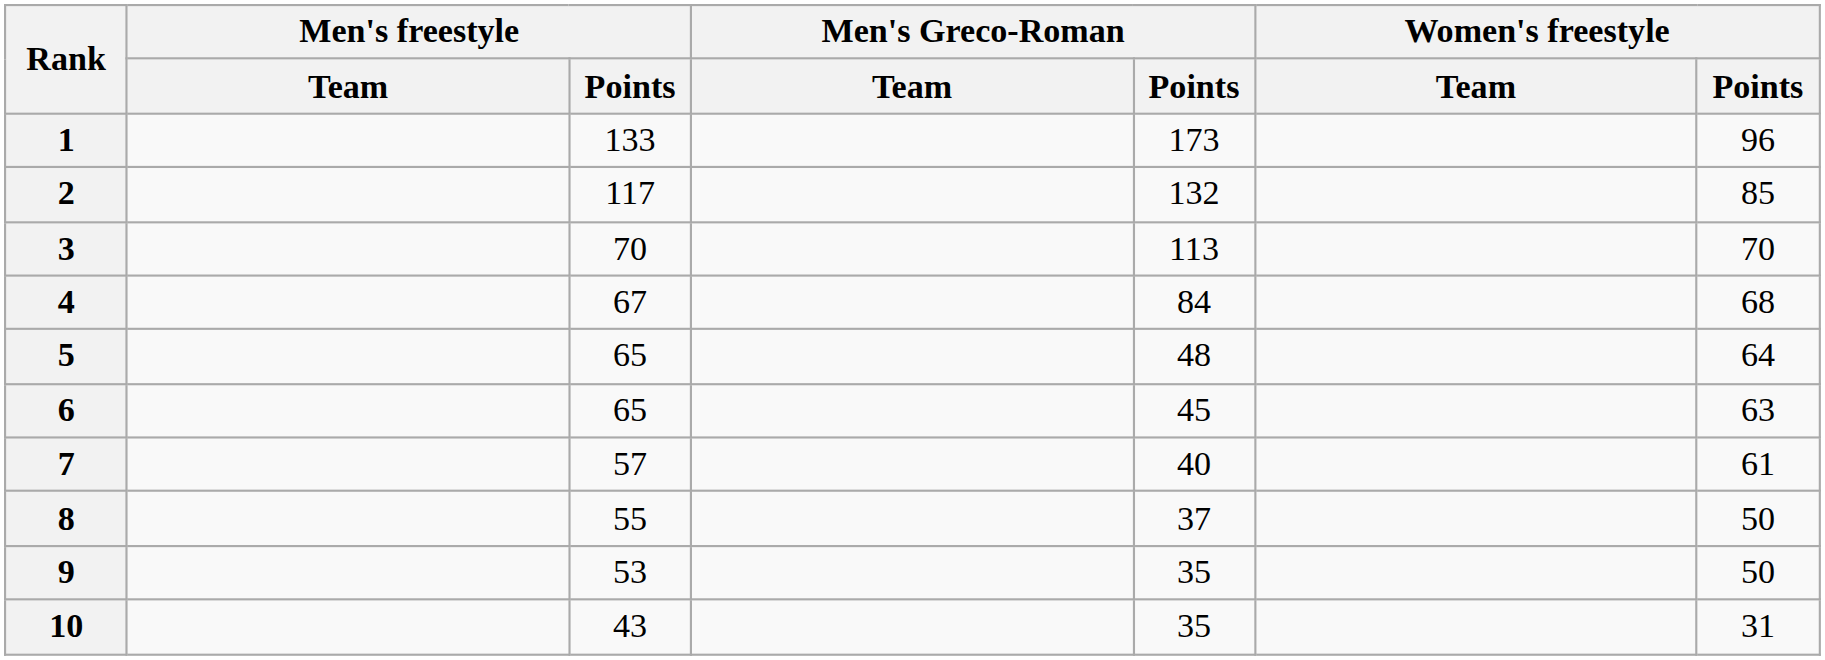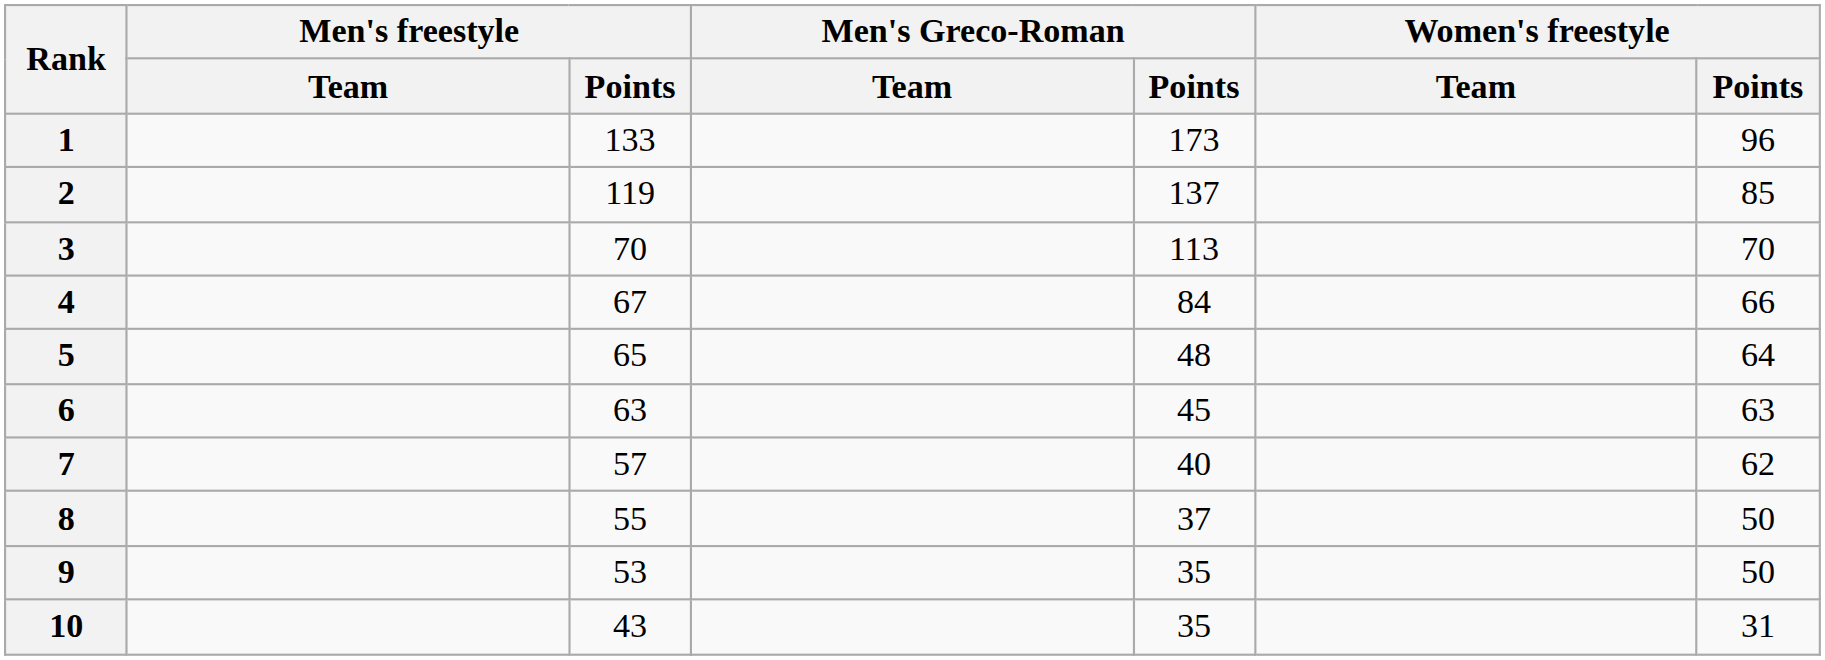(630, 193) 117 -> (630, 193) 119
(1194, 193) 132 -> (1194, 193) 137
(1758, 301) 68 -> (1758, 301) 66
(630, 409) 65 -> (630, 409) 63
(1758, 463) 61 -> (1758, 463) 62
